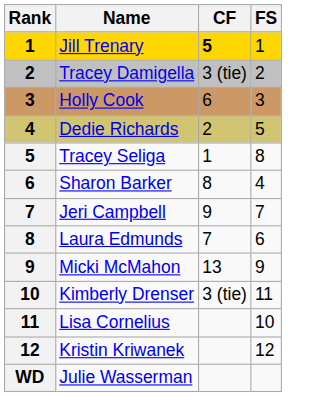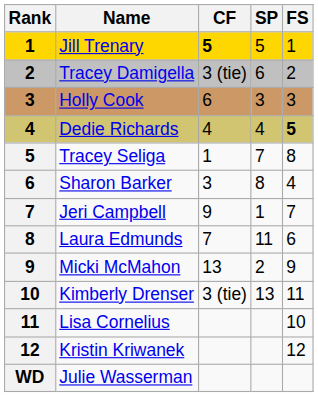+ column: (267, 18)
(207, 128) 2 -> (207, 128) 4
(260, 128) normal -> (291, 128) bold
(207, 184) 8 -> (207, 184) 3
